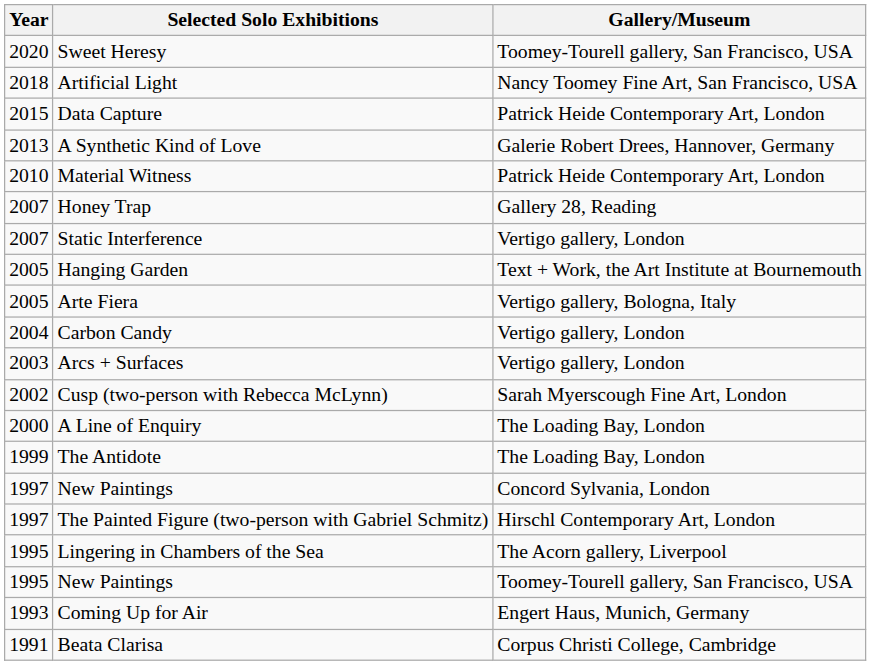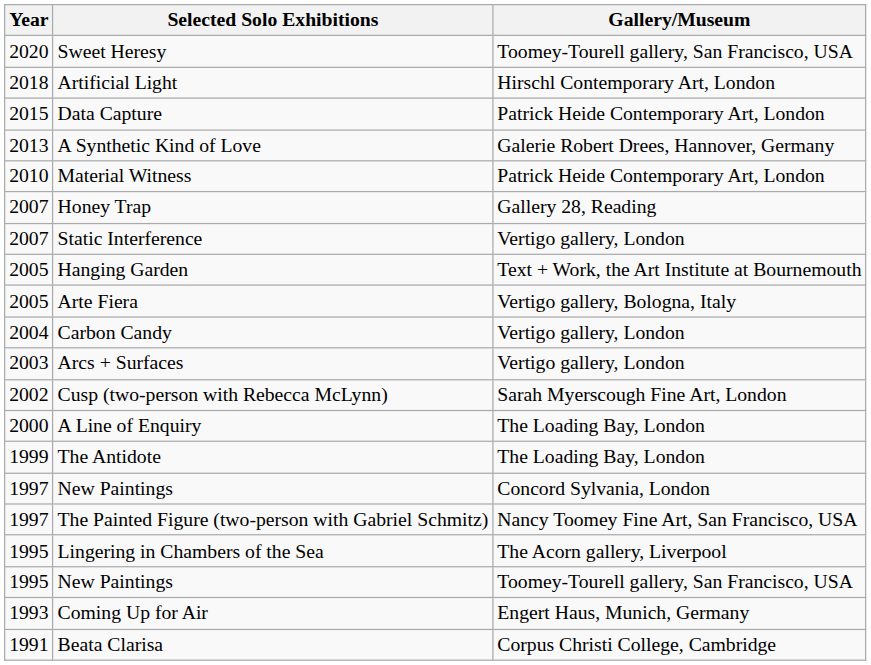(677, 82) Nancy Toomey Fine Art, San Francisco, USA -> (636, 82) Hirschl Contemporary Art, London
(636, 519) Hirschl Contemporary Art, London -> (677, 519) Nancy Toomey Fine Art, San Francisco, USA
